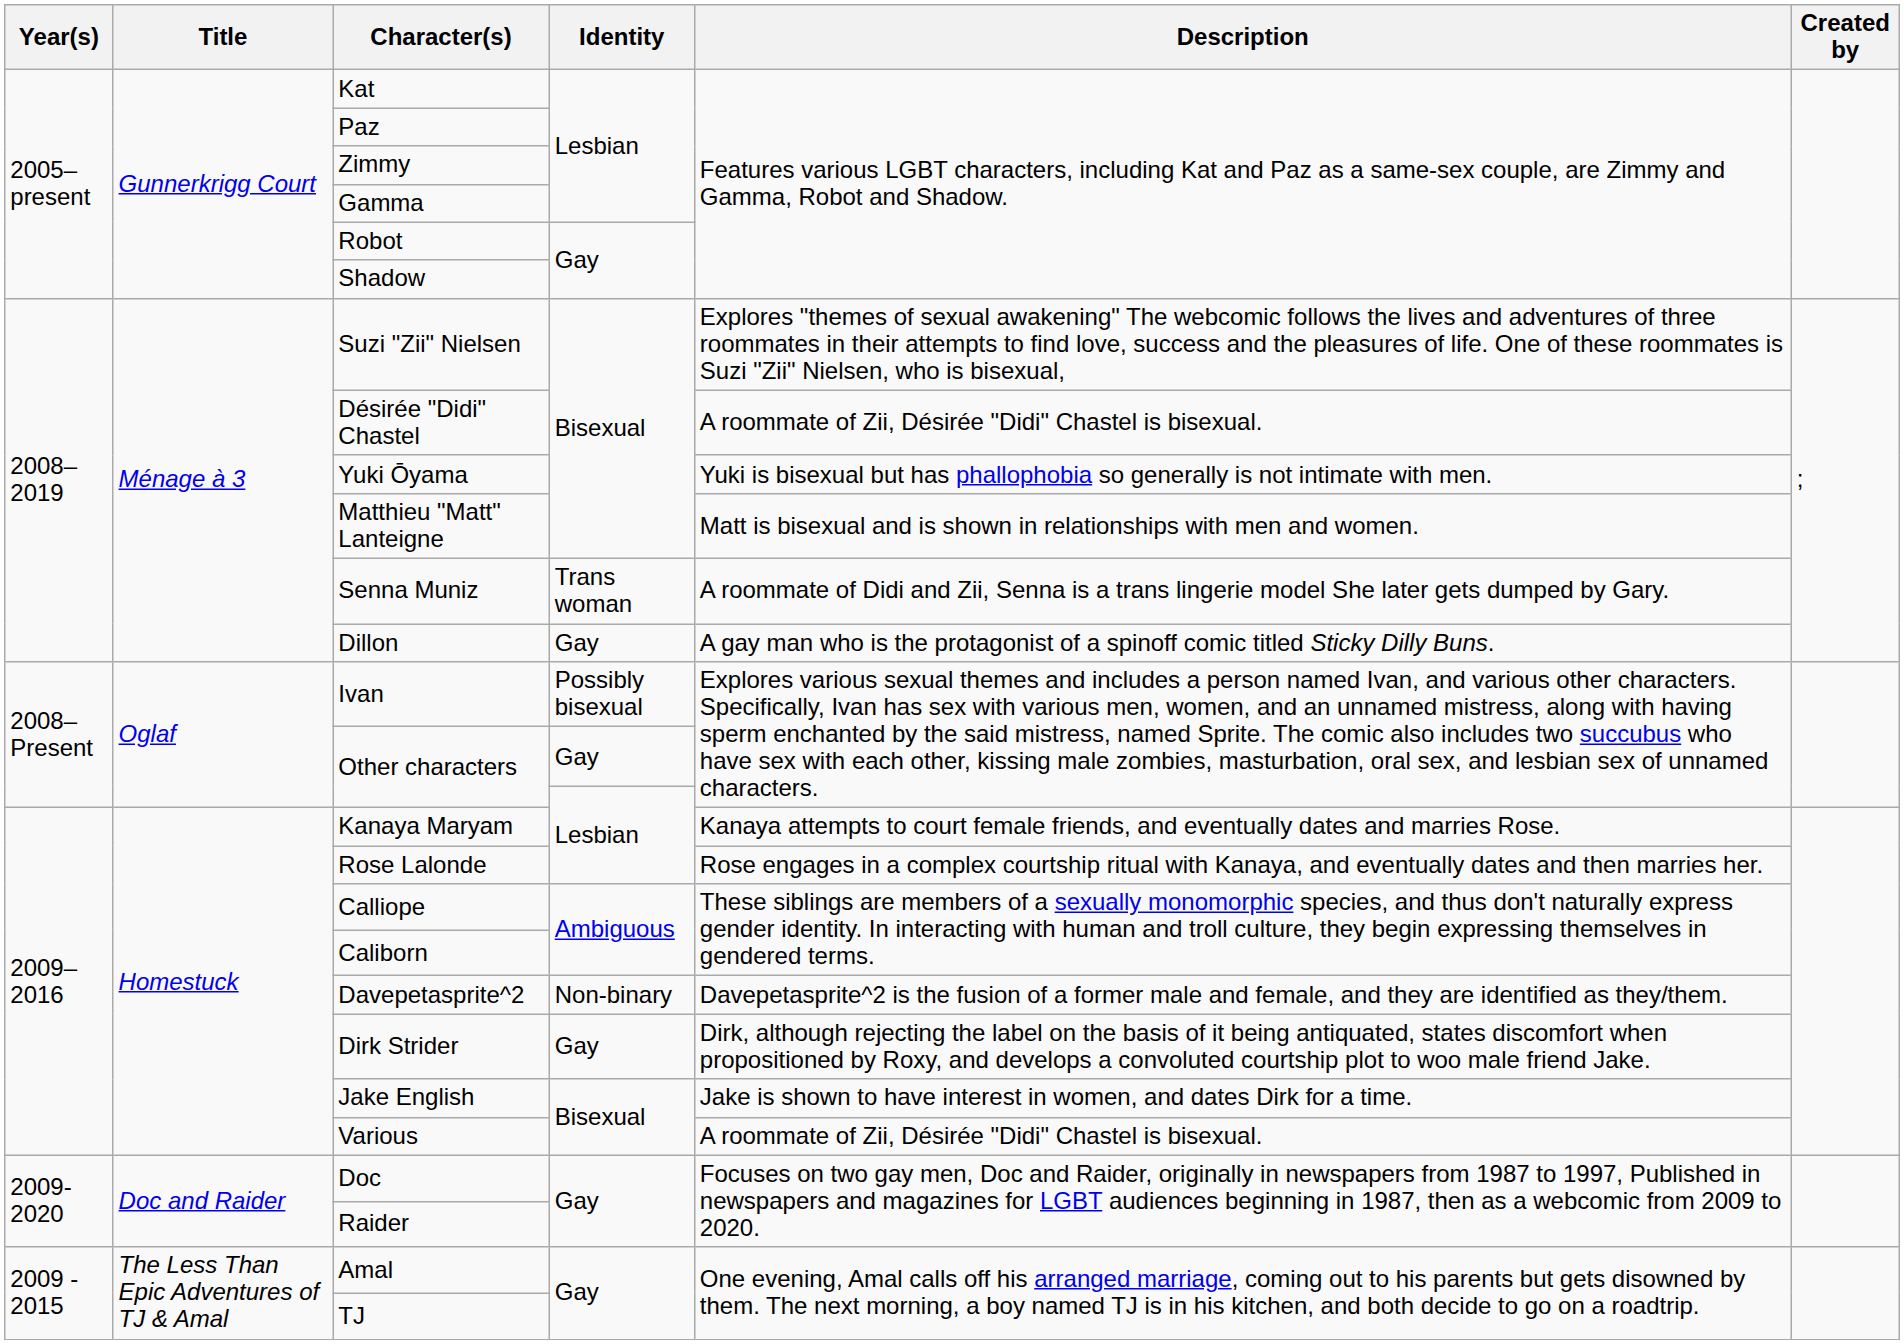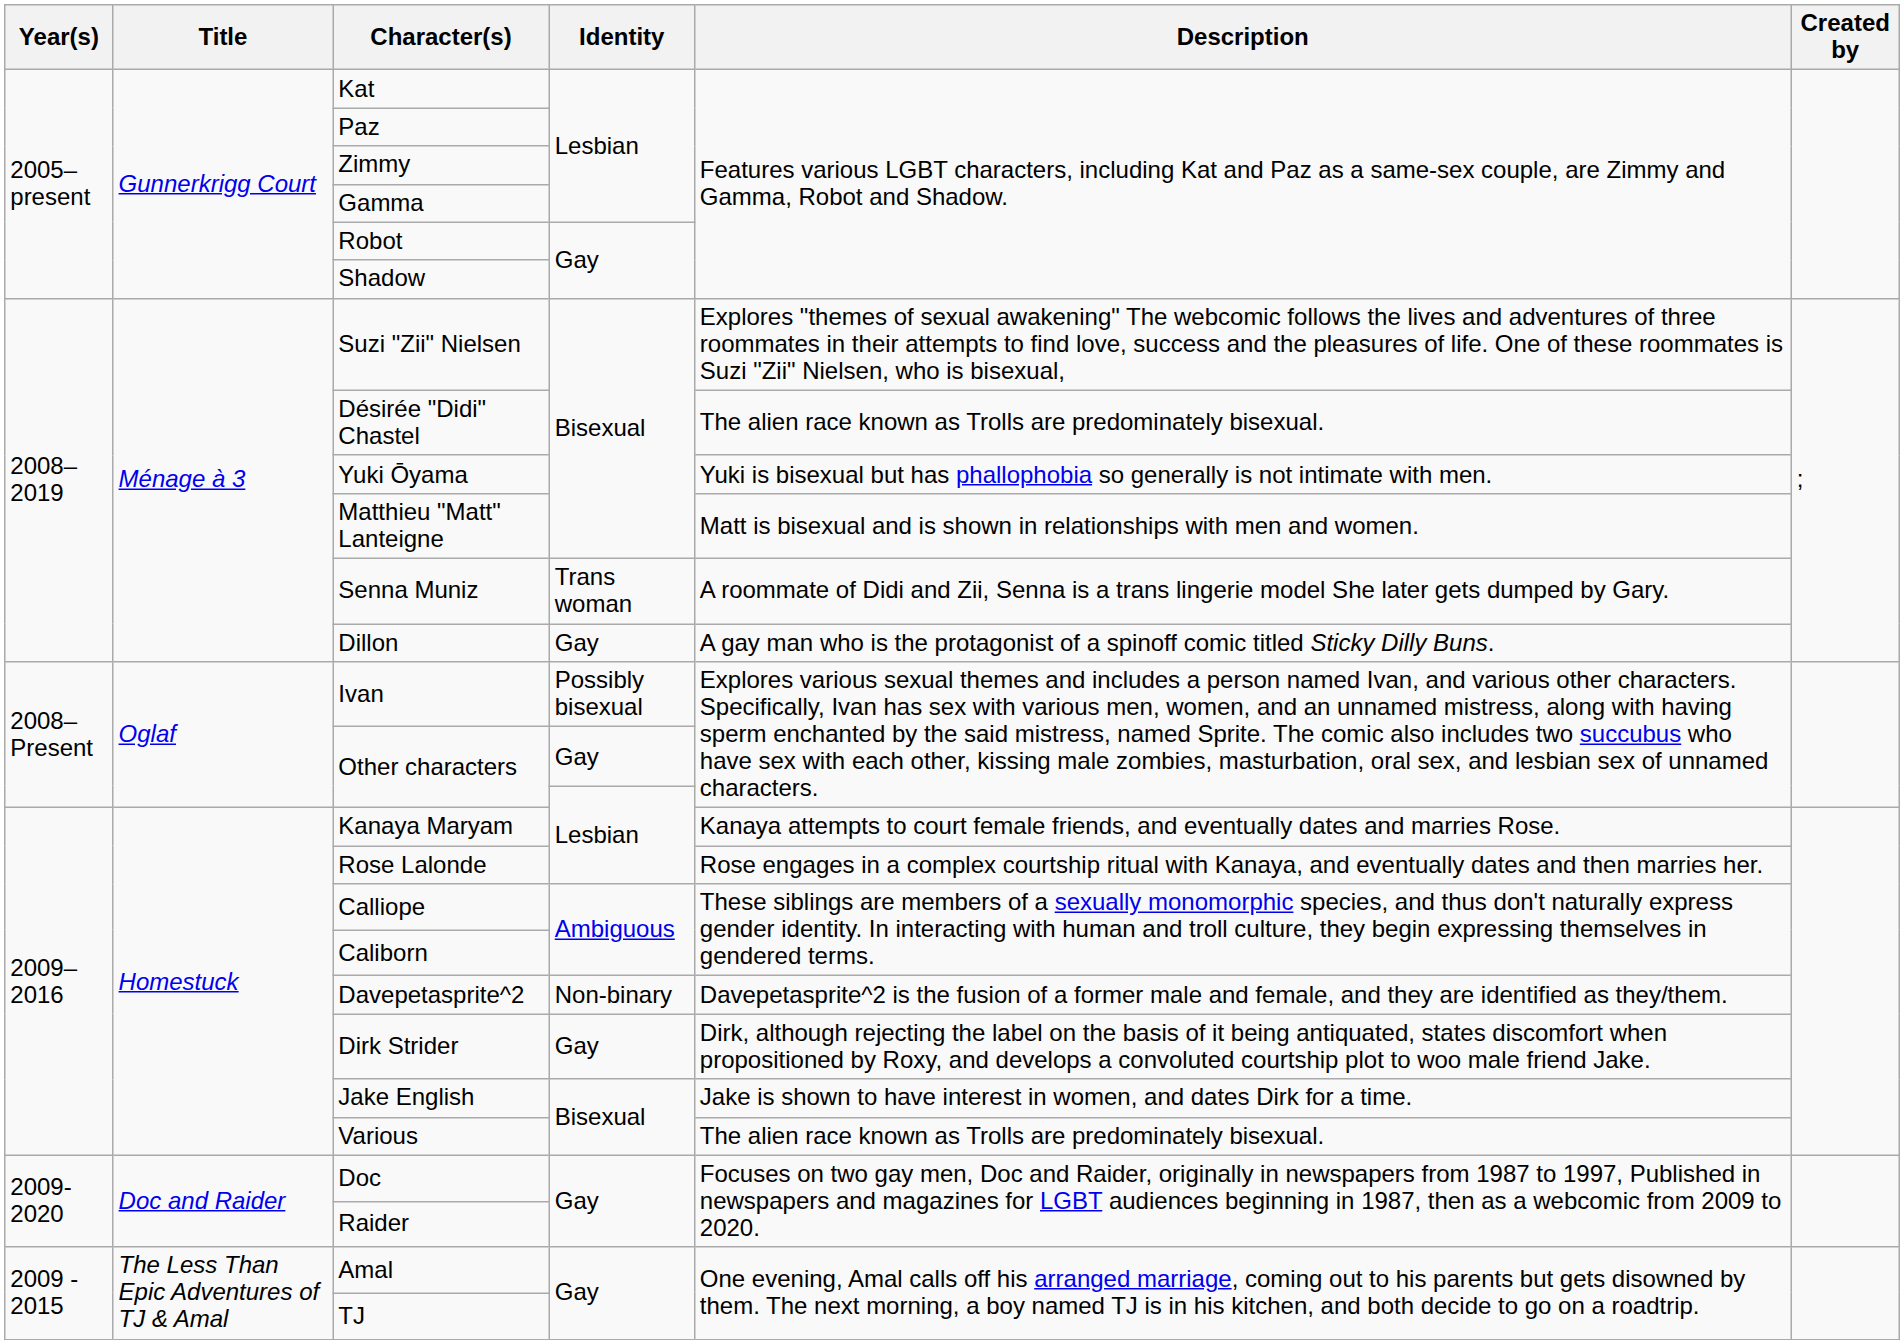(981, 422) A roommate of Zii, Désirée "Didi" Chastel is bisexual. -> (1012, 422) The alien race known as Trolls are predominately bisexual.
(981, 1135) A roommate of Zii, Désirée "Didi" Chastel is bisexual. -> (1012, 1135) The alien race known as Trolls are predominately bisexual.
